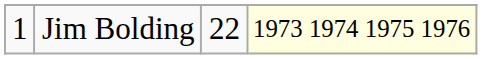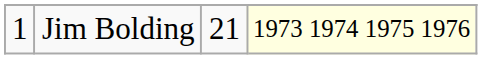(224, 29) 22 -> (224, 29) 21
